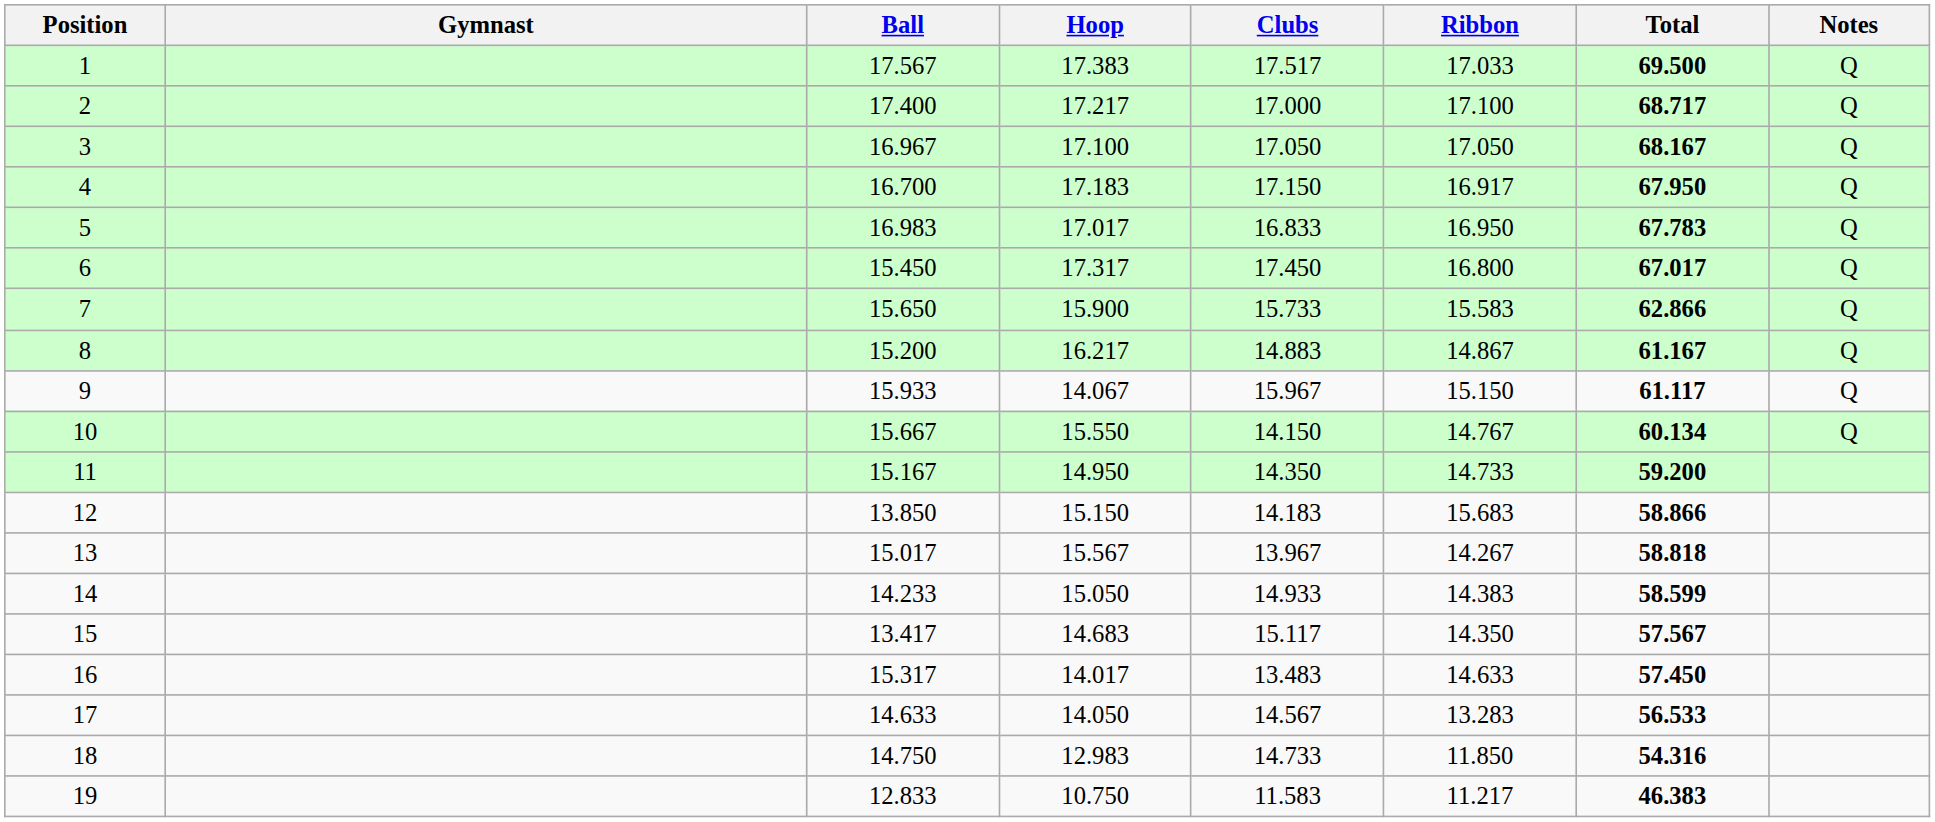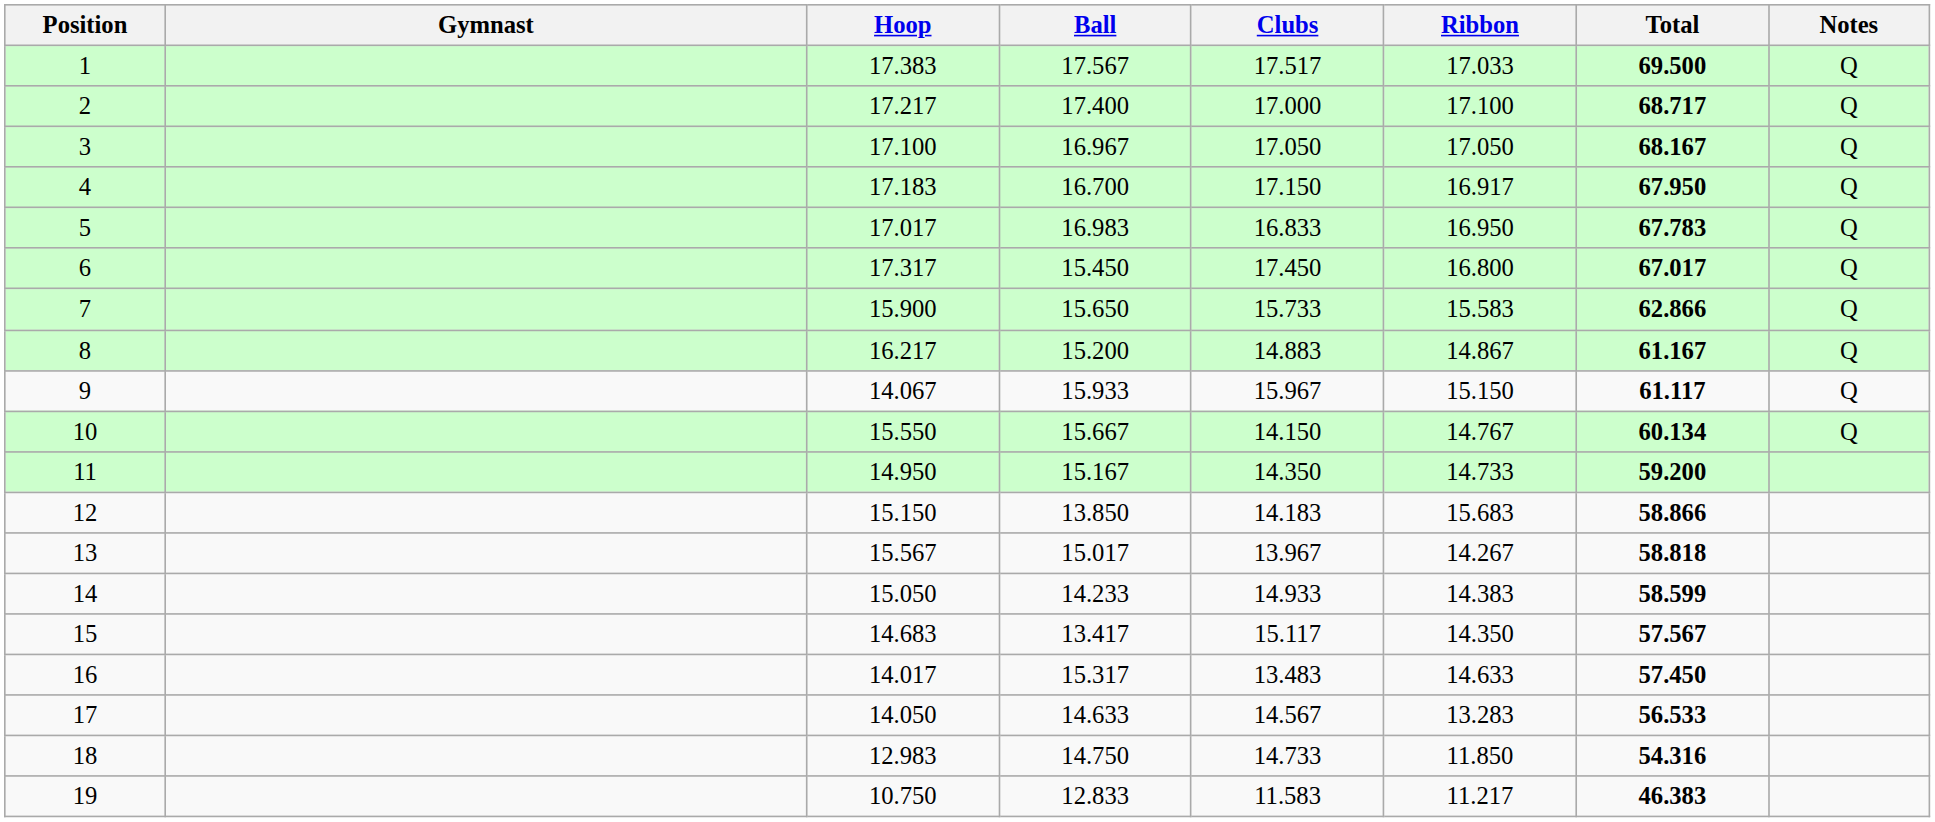columns swapped: (903, 24) <-> (1095, 24)
